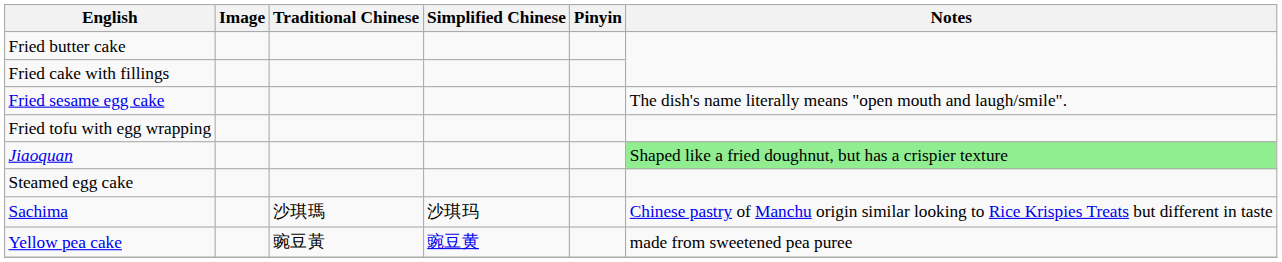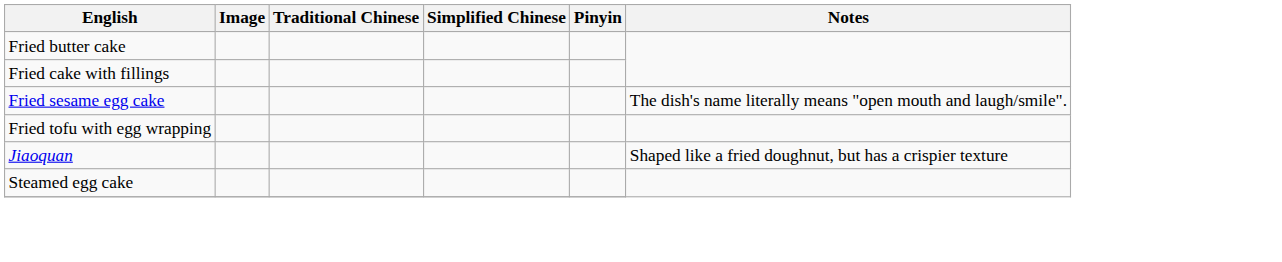(819, 155) lightgreen background -> (819, 155) no background
- row: (38, 211)
- row: (65, 242)
